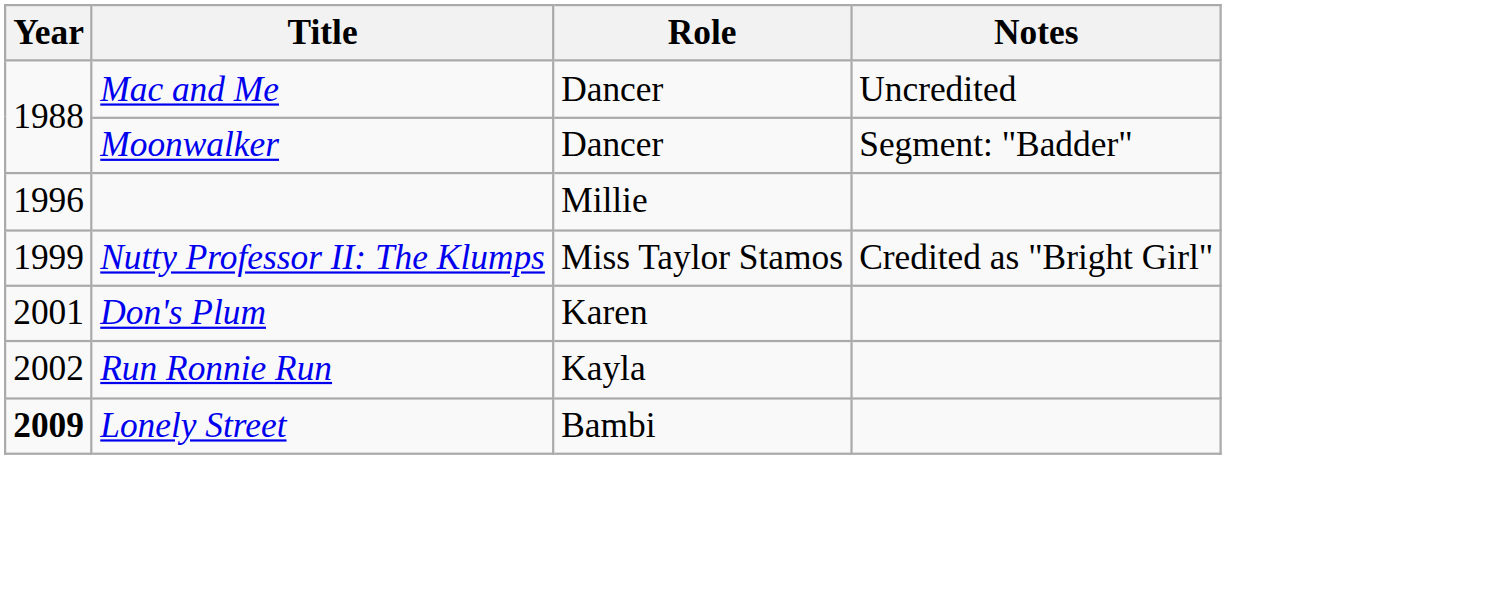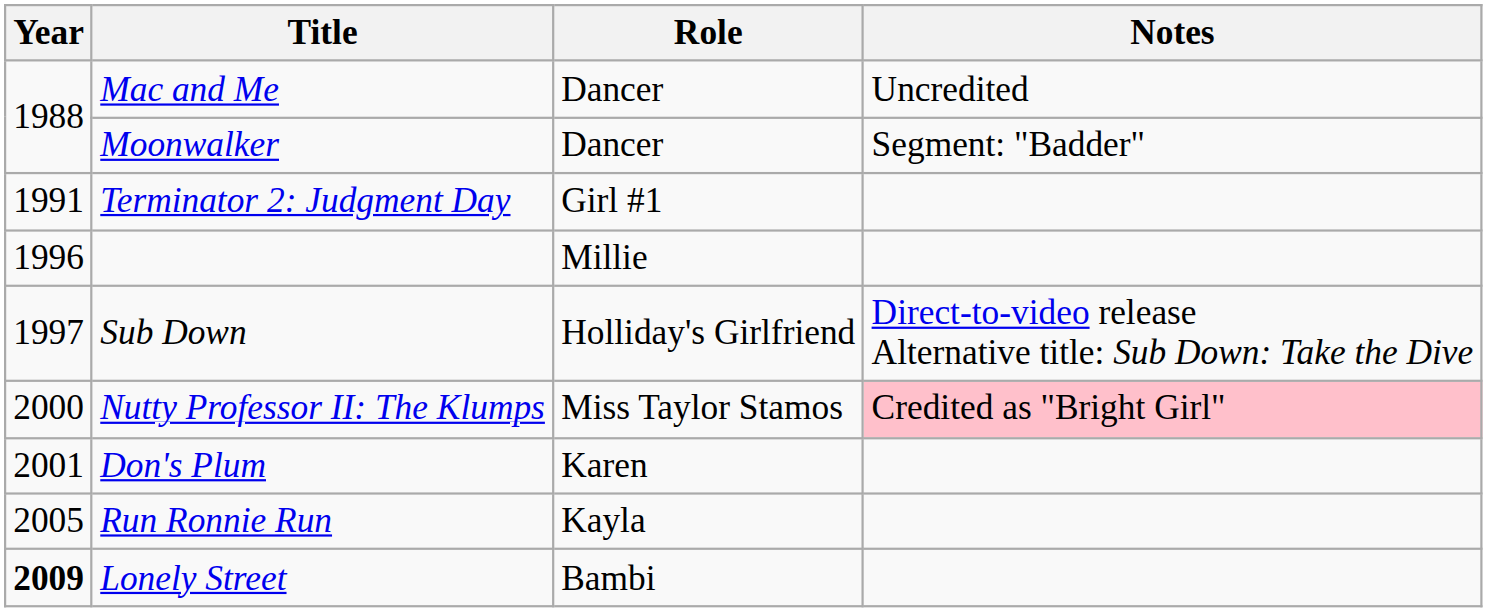+ row: (305, 200)
+ row: (173, 332)
(49, 256) 1999 -> (49, 408) 2000
(1036, 256) no background -> (1049, 408) pink background
(49, 369) 2002 -> (49, 520) 2005
